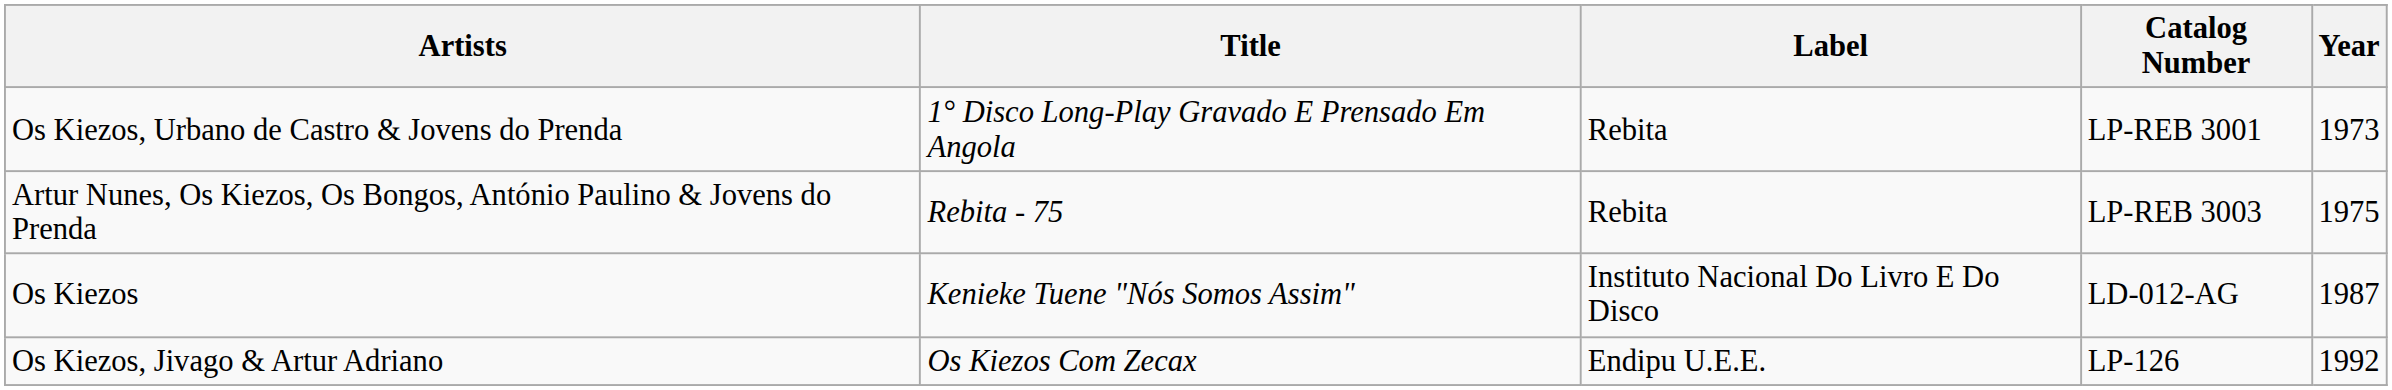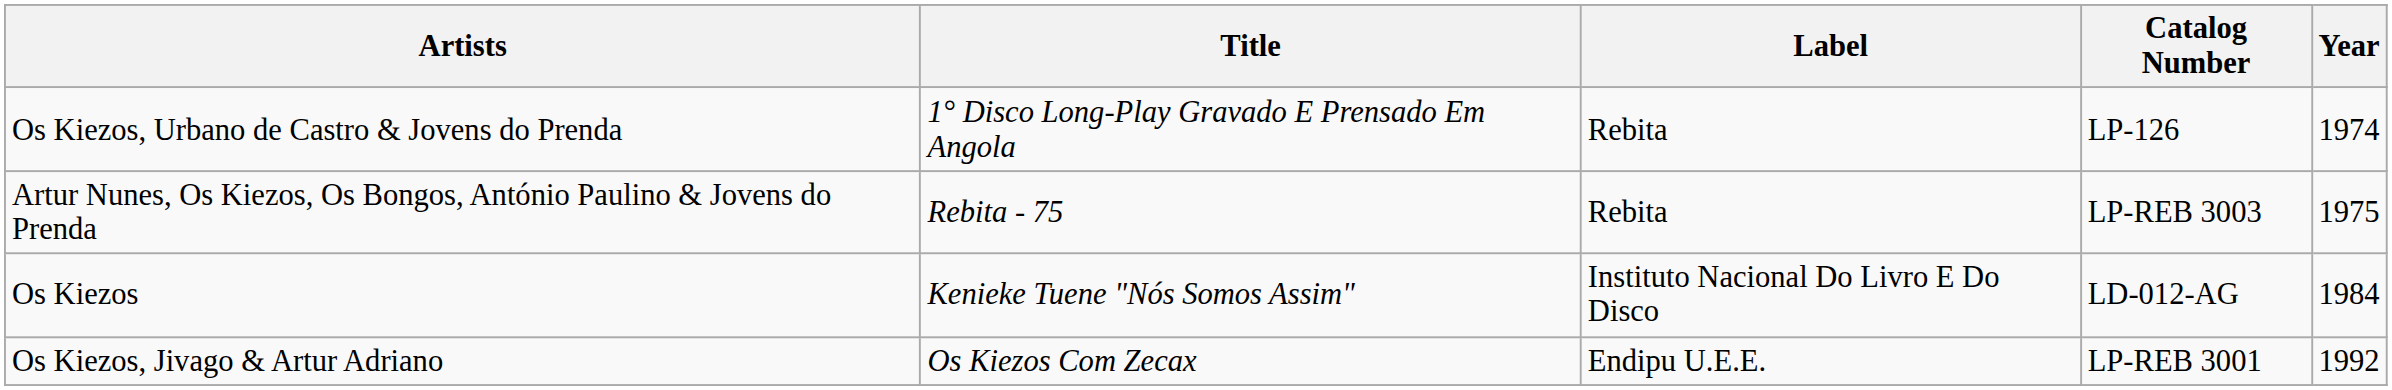(2175, 128) LP-REB 3001 -> (2134, 128) LP-126
(2349, 128) 1973 -> (2349, 128) 1974
(2349, 294) 1987 -> (2349, 294) 1984
(2134, 360) LP-126 -> (2175, 360) LP-REB 3001
